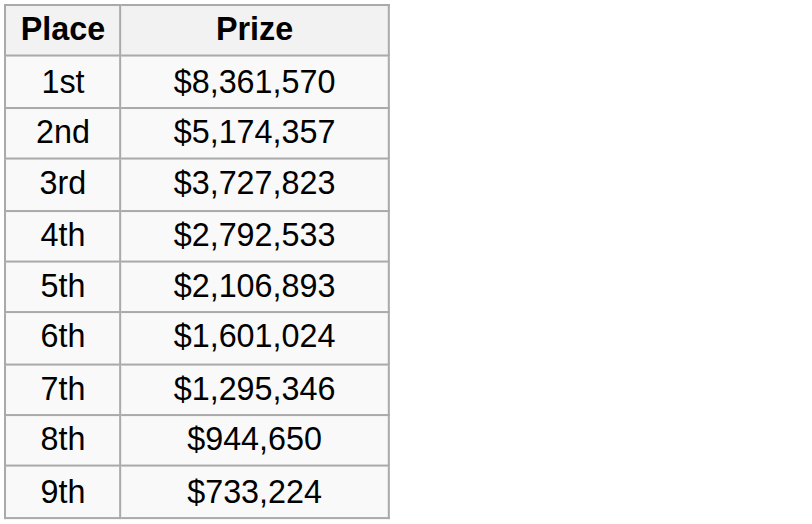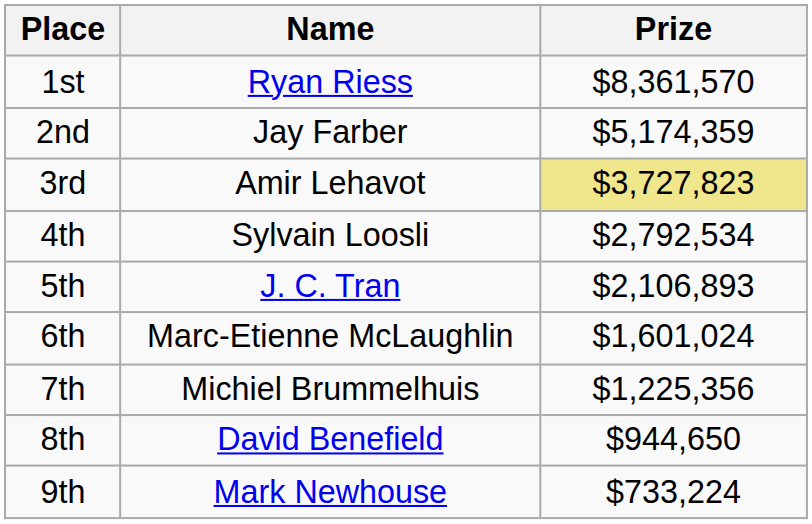+ column: (330, 30)
(255, 132) $5,174,357 -> (673, 132) $5,174,359
(255, 183) no background -> (673, 183) khaki background
(255, 235) $2,792,533 -> (673, 235) $2,792,534
(255, 388) $1,295,346 -> (673, 388) $1,225,356
